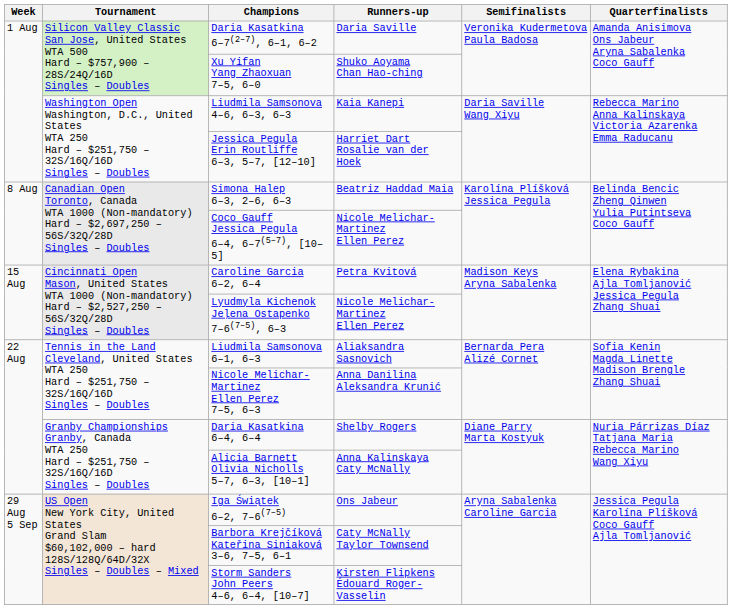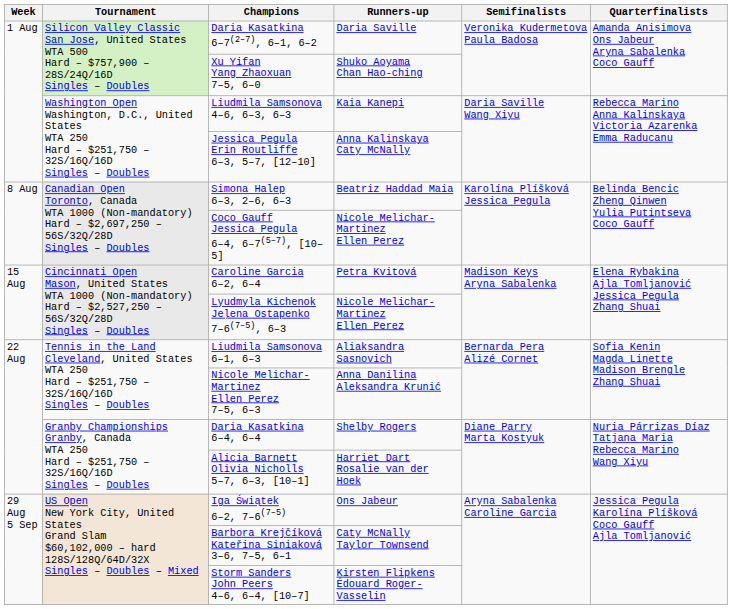(383, 152) Harriet Dart Rosalie van der Hoek -> (383, 146) Anna Kalinskaya Caty McNally
(383, 464) Anna Kalinskaya Caty McNally -> (383, 470) Harriet Dart Rosalie van der Hoek
